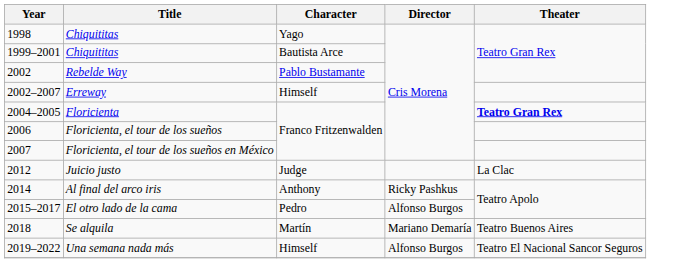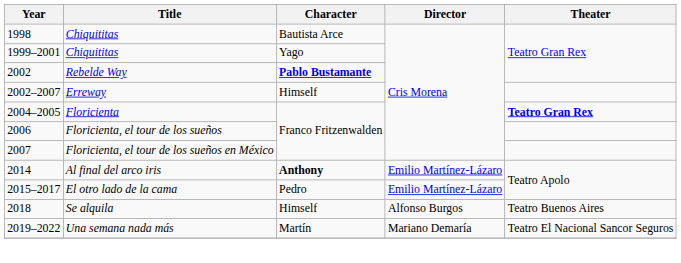(291, 34) Yago -> (311, 34) Bautista Arce
(311, 53) Bautista Arce -> (291, 53) Yago
(322, 73) normal -> (325, 73) bold
- row: (19, 170)
(300, 189) normal -> (301, 170) bold
(423, 189) Ricky Pashkus -> (445, 170) Emilio Martínez-Lázaro
(425, 209) Alfonso Burgos -> (445, 189) Emilio Martínez-Lázaro
(295, 228) Martín -> (298, 209) Himself
(430, 228) Mariano Demaría -> (425, 209) Alfonso Burgos
(298, 248) Himself -> (295, 228) Martín
(425, 248) Alfonso Burgos -> (430, 228) Mariano Demaría
